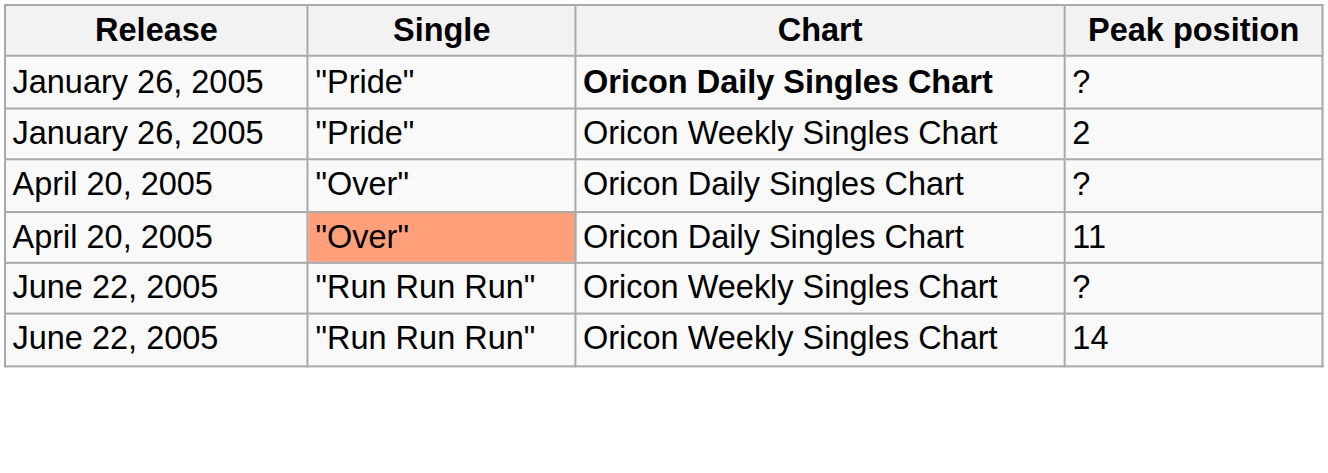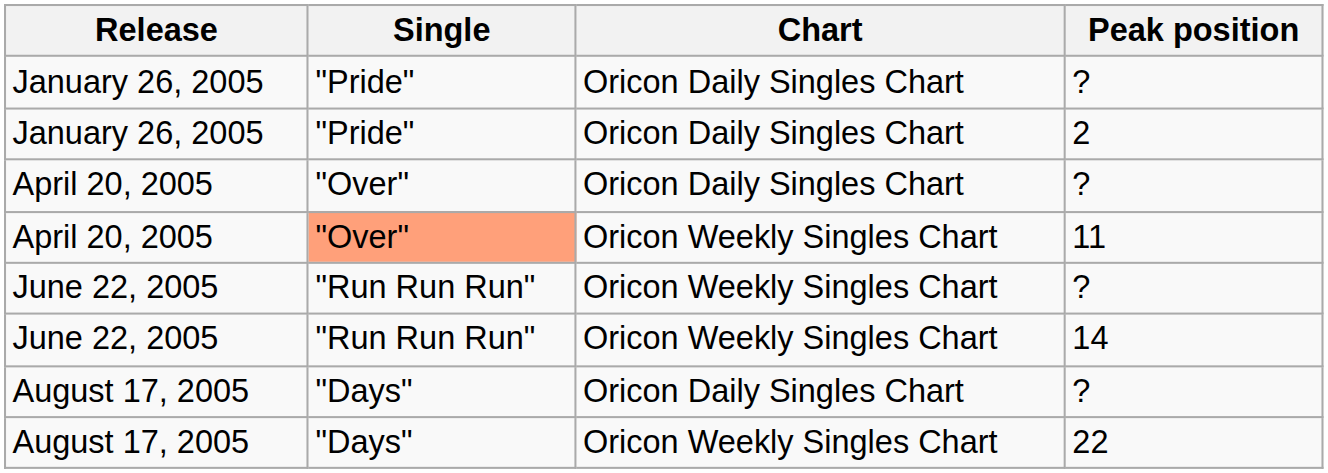(788, 81) bold -> (773, 81) normal
(790, 133) Oricon Weekly Singles Chart -> (773, 133) Oricon Daily Singles Chart
(773, 236) Oricon Daily Singles Chart -> (790, 236) Oricon Weekly Singles Chart
+ row: (131, 390)
+ row: (131, 442)
